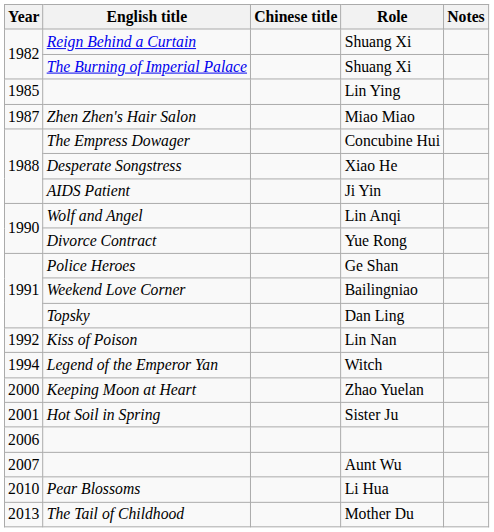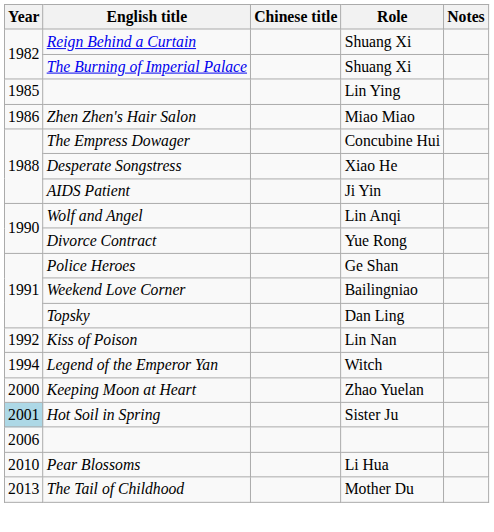(24, 116) 1987 -> (24, 116) 1986
(24, 414) no background -> (24, 414) lightblue background
- row: (147, 465)
